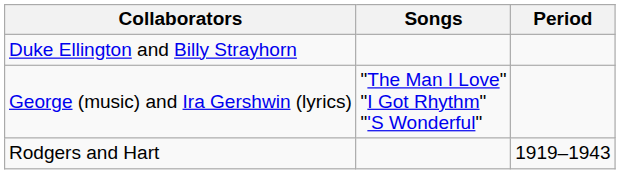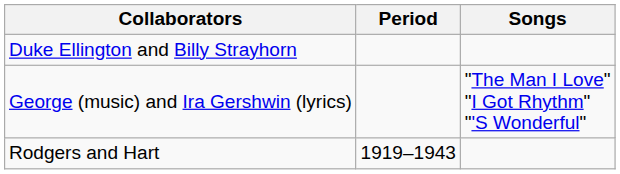columns swapped: (563, 19) <-> (434, 19)
